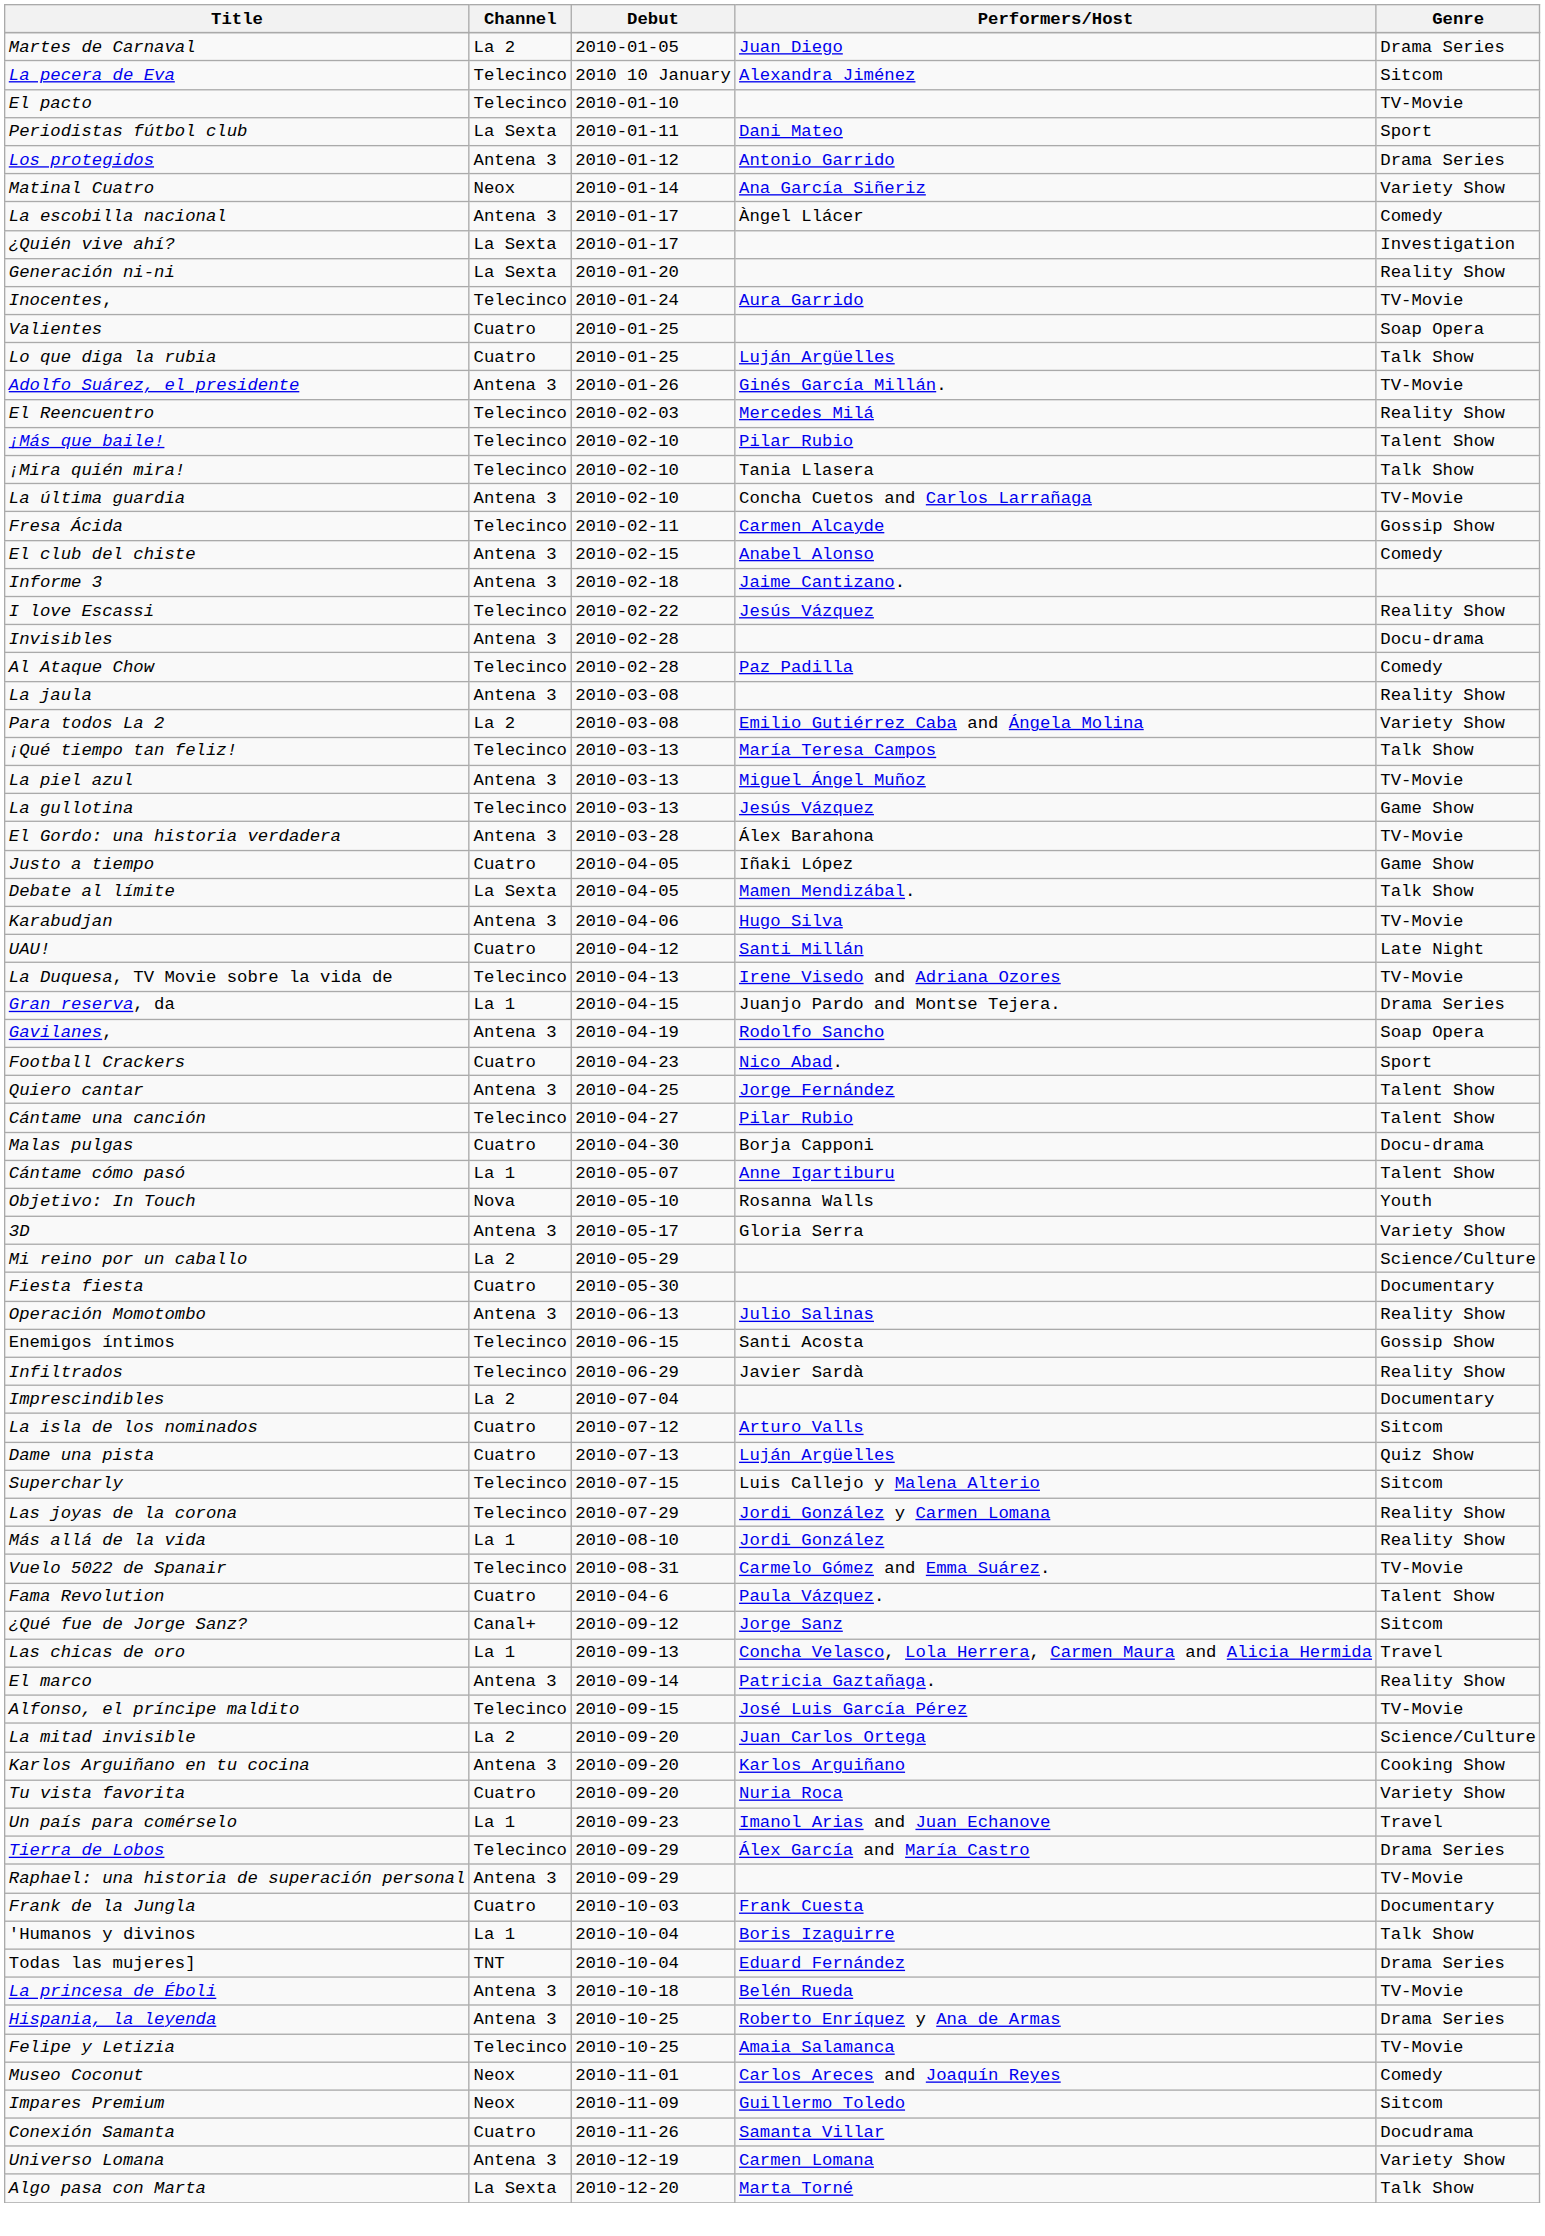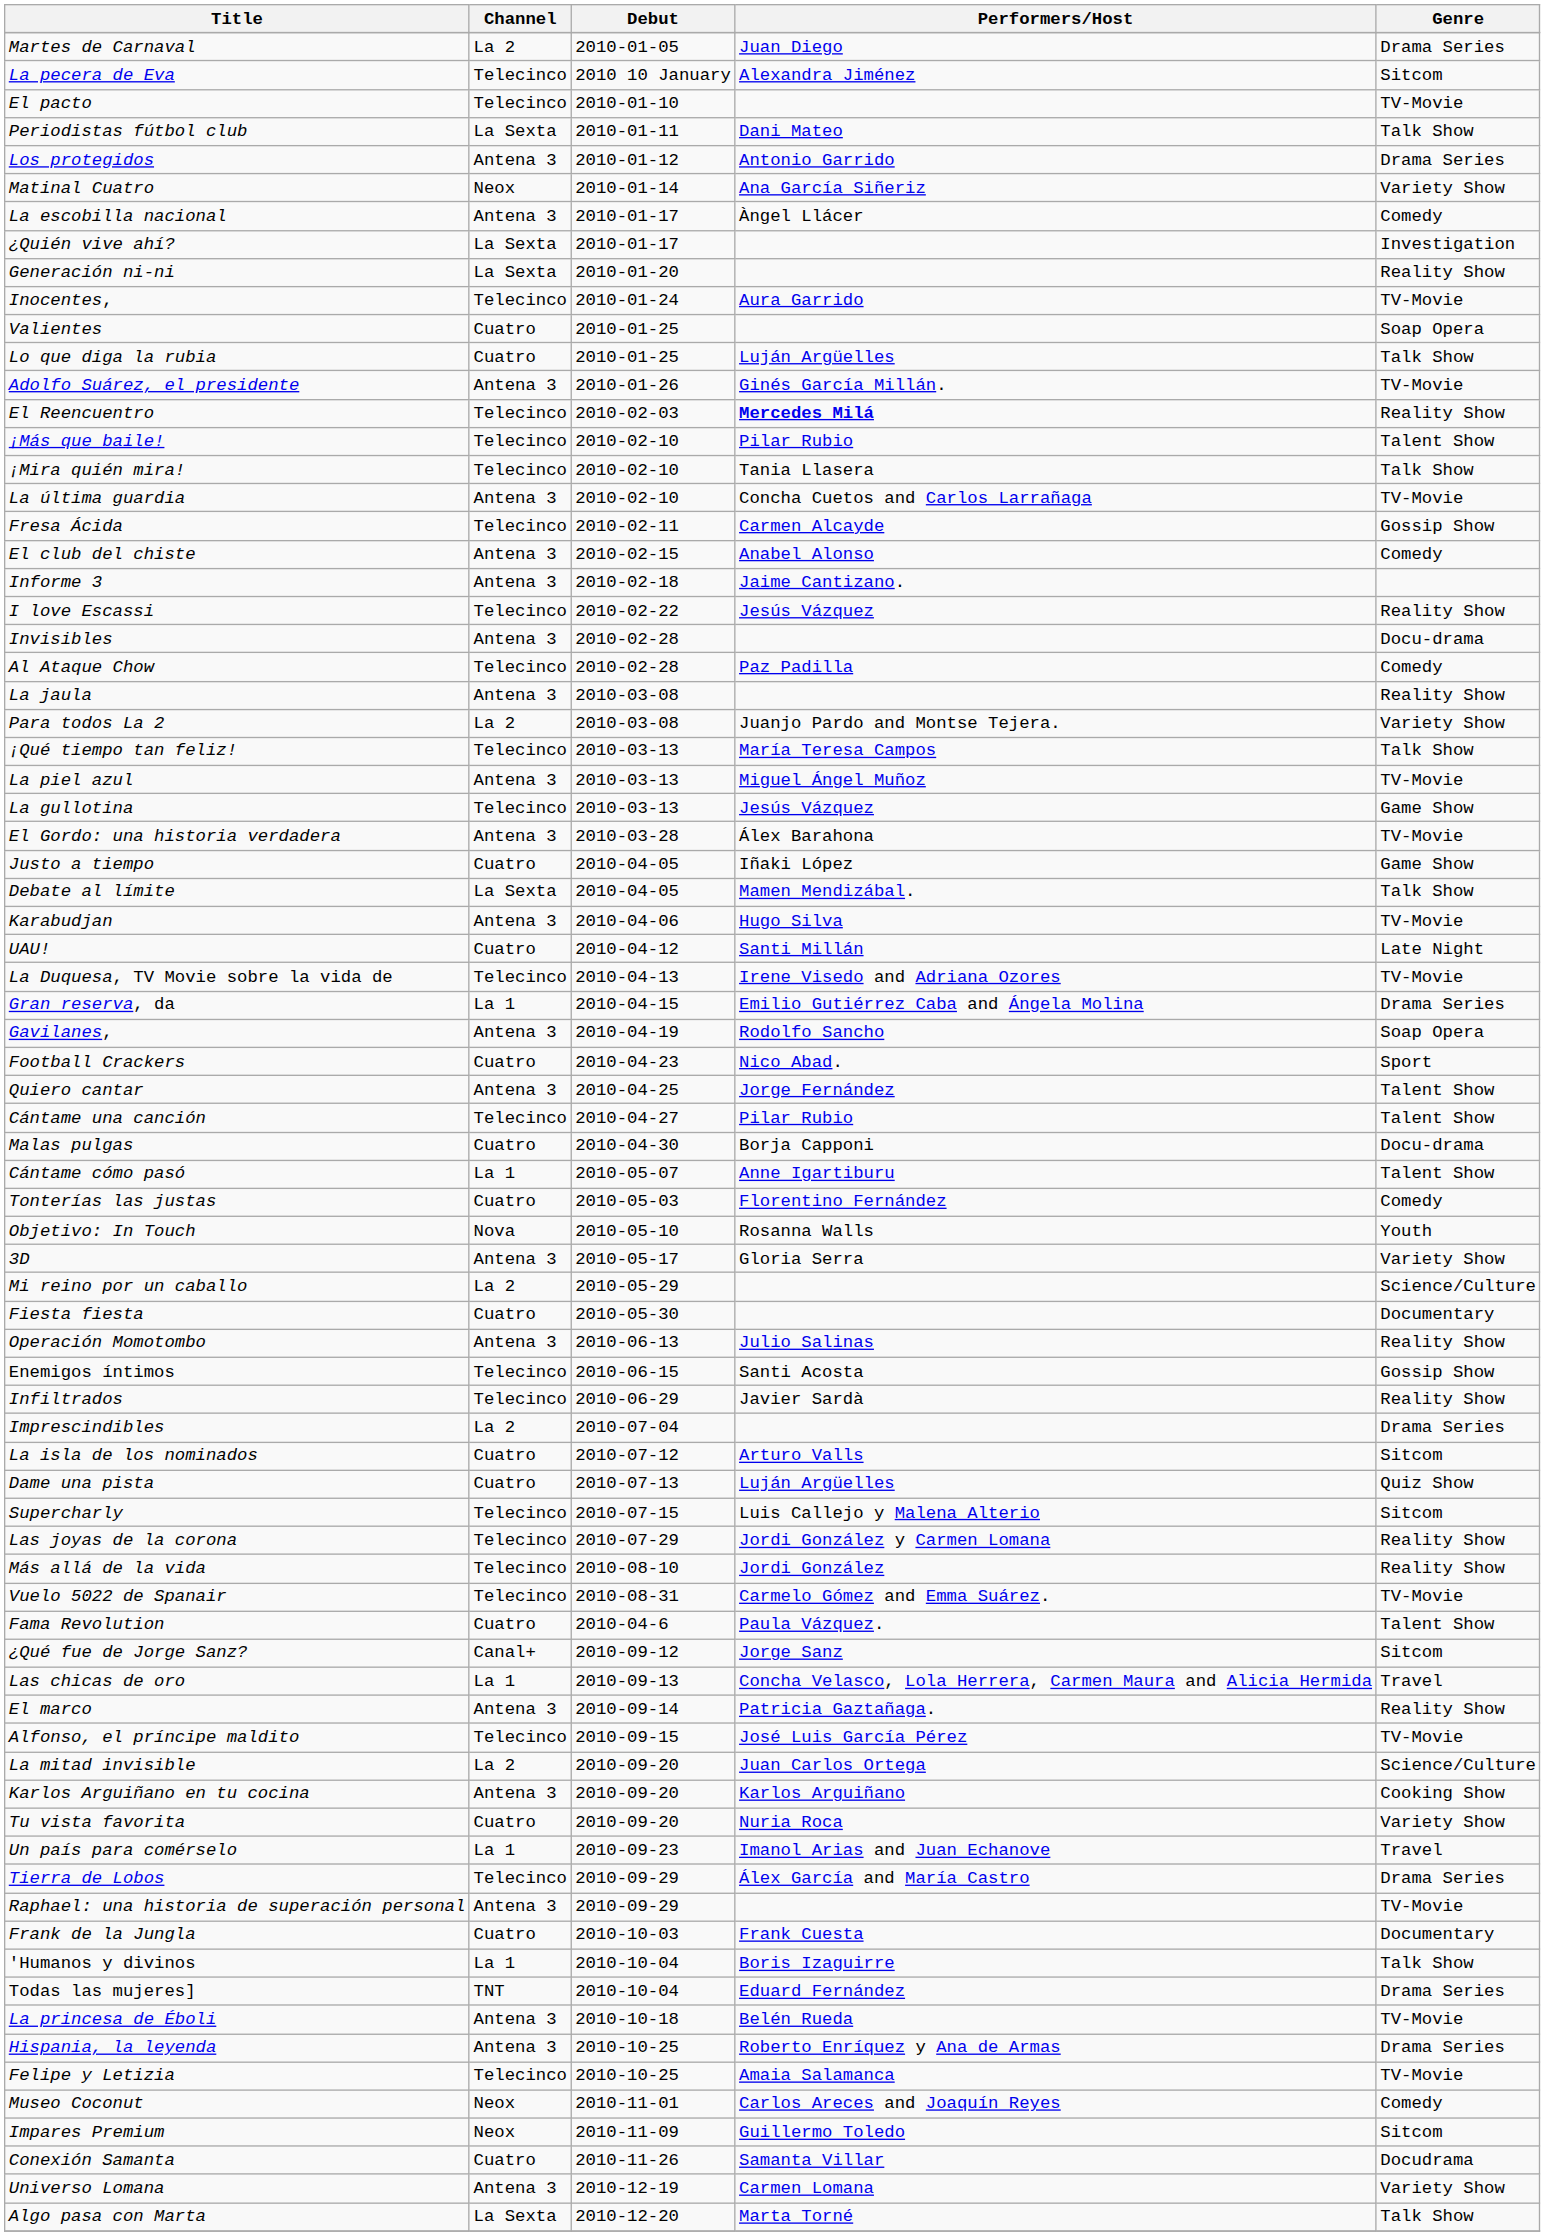(1406, 131) Sport -> (1427, 131) Talk Show
(806, 413) normal -> (806, 413) bold
(941, 723) Emilio Gutiérrez Caba and Ángela Molina -> (900, 723) Juanjo Pardo and Montse Tejera.
(900, 1005) Juanjo Pardo and Montse Tejera. -> (941, 1005) Emilio Gutiérrez Caba and Ángela Molina
+ row: (113, 1202)
(1437, 1400) Documentary -> (1443, 1428) Drama Series
(494, 1540) La 1 -> (520, 1569) Telecinco
